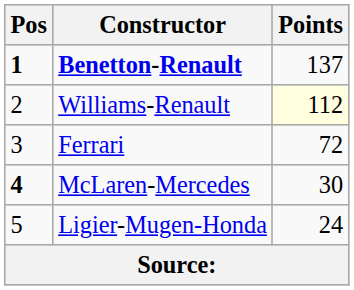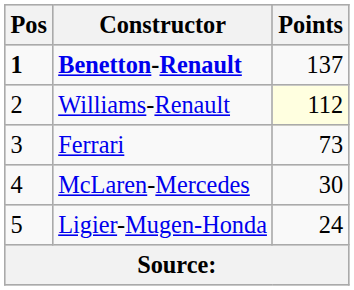(331, 145) 72 -> (331, 145) 73
(17, 185) bold -> (17, 185) normal
